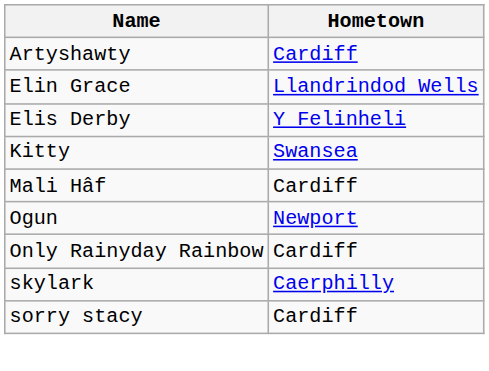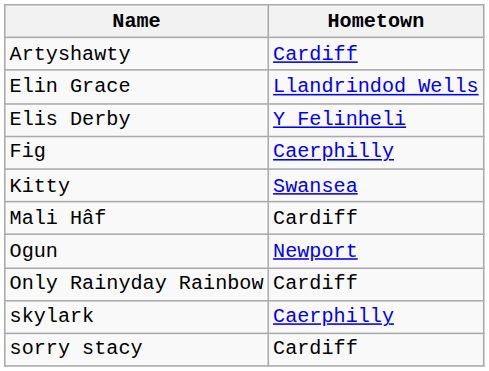+ row: (28, 153)
